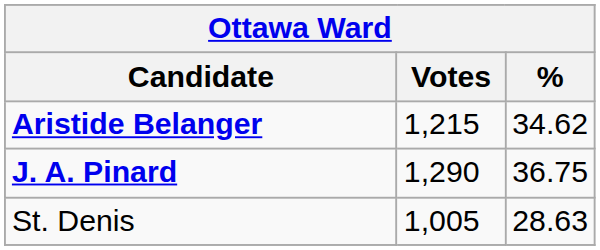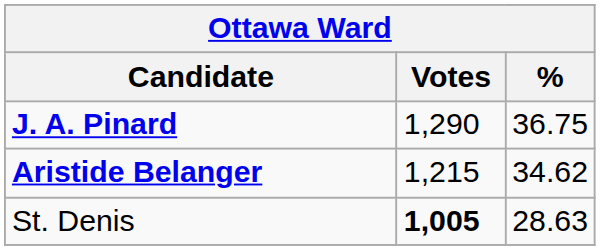rows swapped: (95, 172) <-> (137, 124)
(442, 220) normal -> (442, 220) bold
